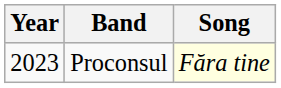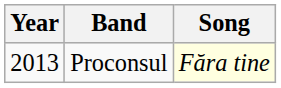(35, 62) 2023 -> (35, 62) 2013
